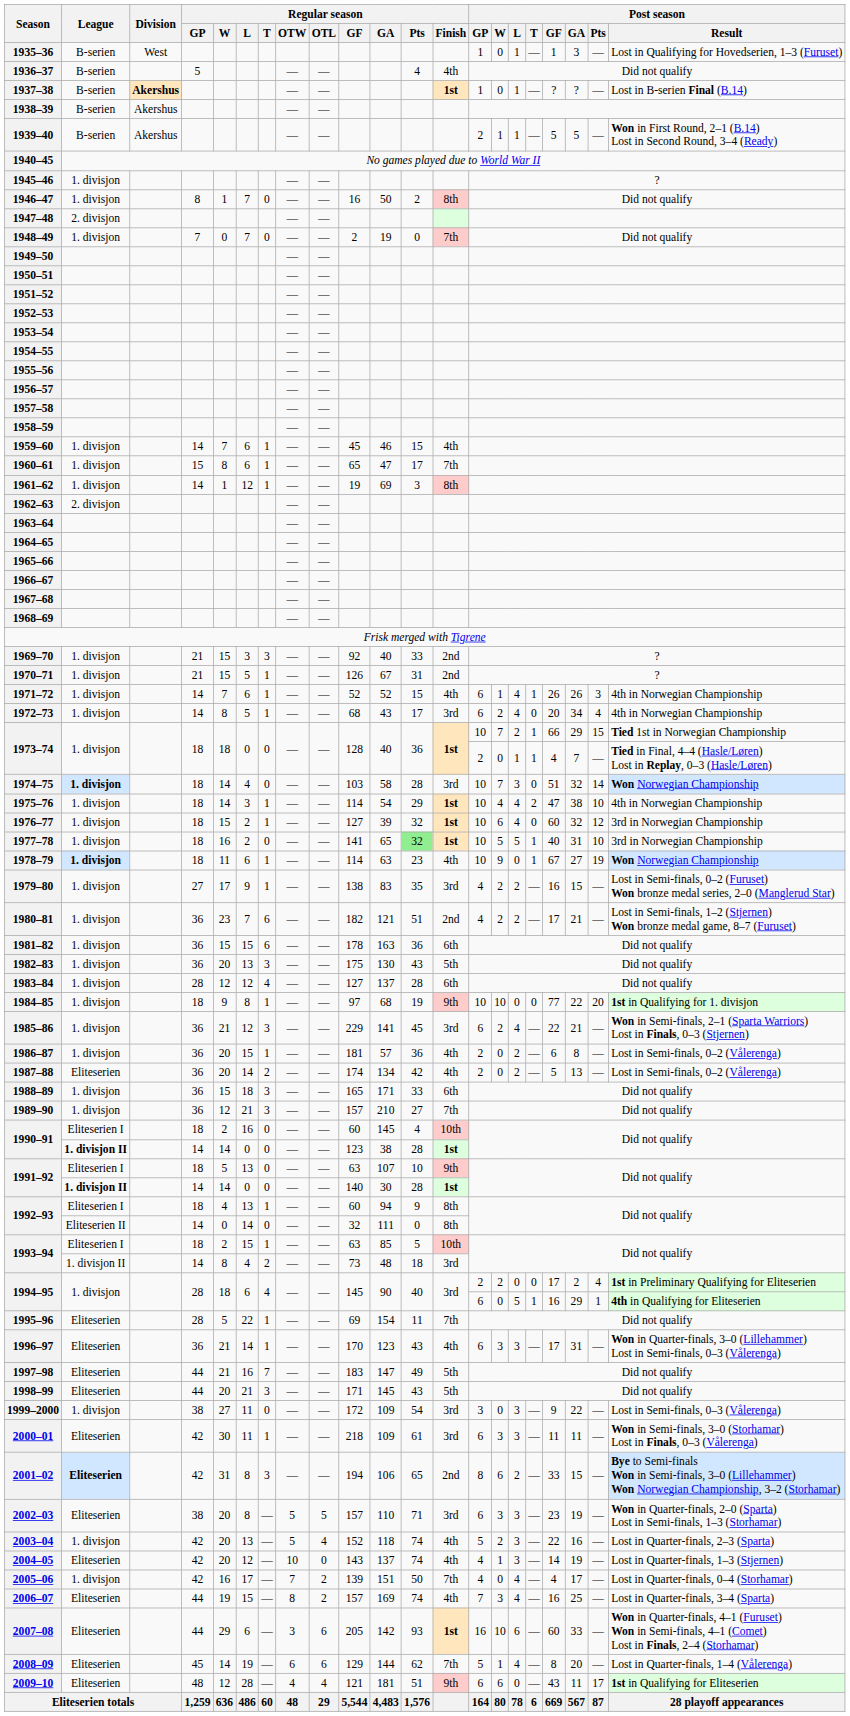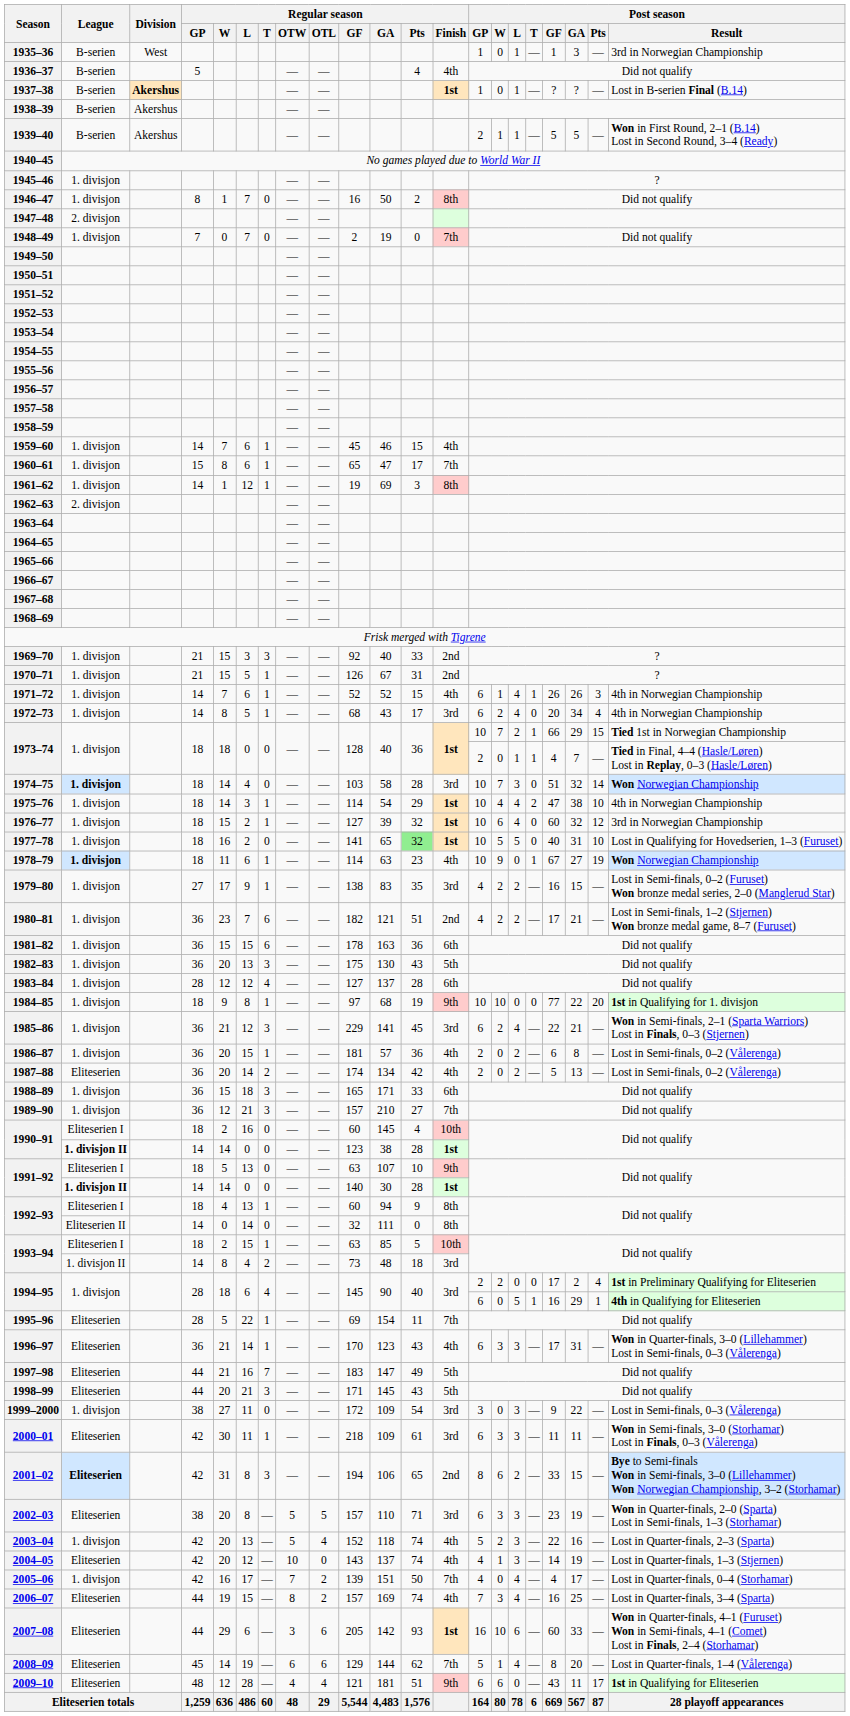(727, 52) Lost in Qualifying for Hovedserien, 1–3 (Furuset) -> (687, 52) 3rd in Norwegian Championship
(534, 841) 1 -> (534, 841) 0
(687, 841) 3rd in Norwegian Championship -> (727, 841) Lost in Qualifying for Hovedserien, 1–3 (Furuset)
